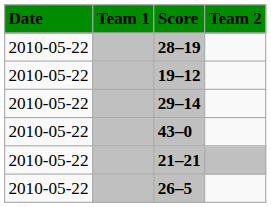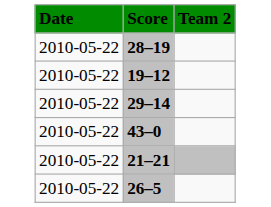- column: (123, 18)
